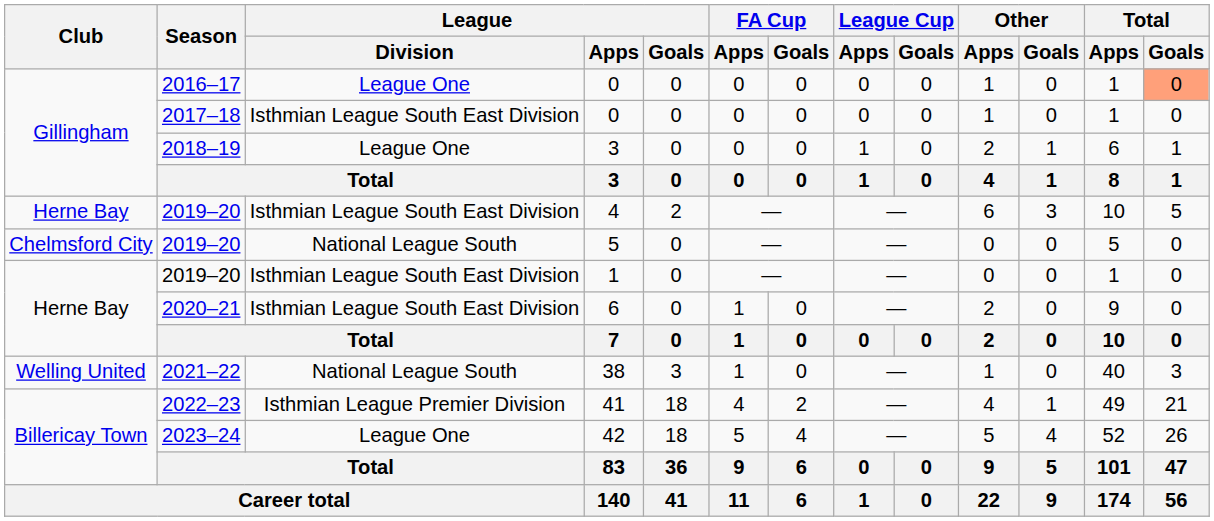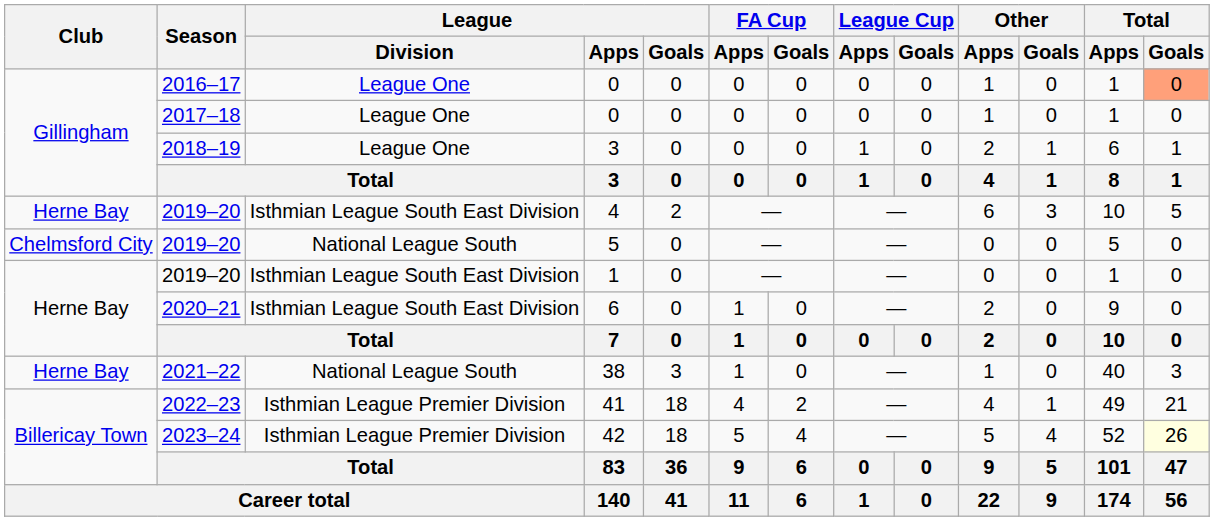(414, 116) Isthmian League South East Division -> (414, 116) League One
(81, 372) Welling United -> (81, 372) Herne Bay
(414, 436) League One -> (414, 436) Isthmian League Premier Division
(1176, 436) no background -> (1176, 436) lightyellow background
